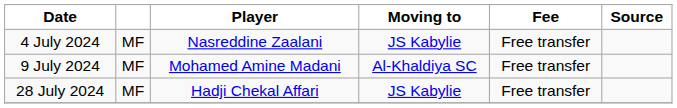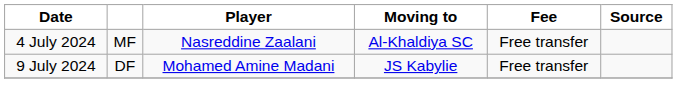(424, 42) JS Kabylie -> (421, 42) Al-Khaldiya SC
(133, 66) MF -> (125, 66) DF
(424, 66) Al-Khaldiya SC -> (421, 66) JS Kabylie
- row: (60, 91)
